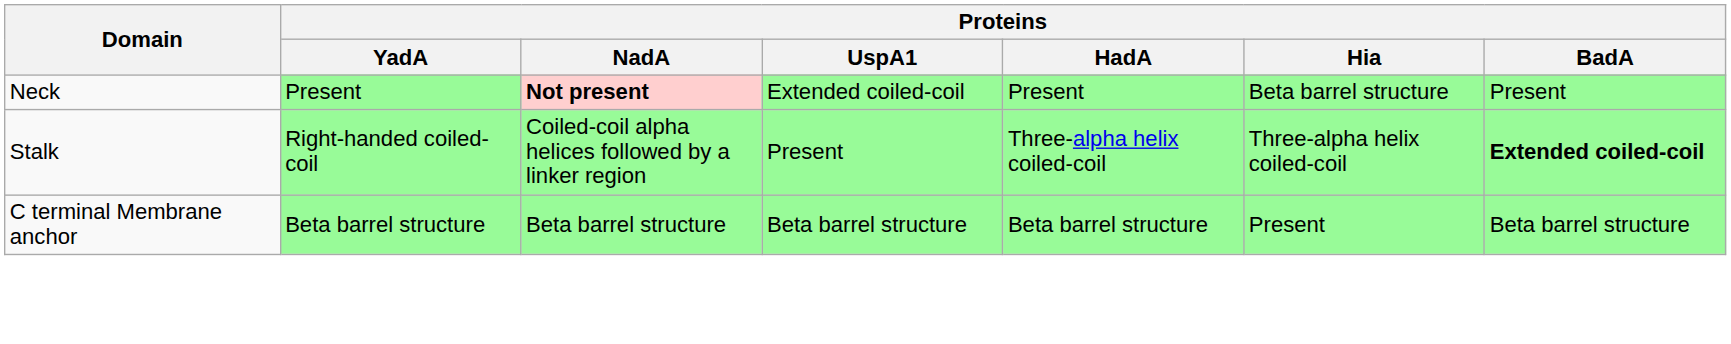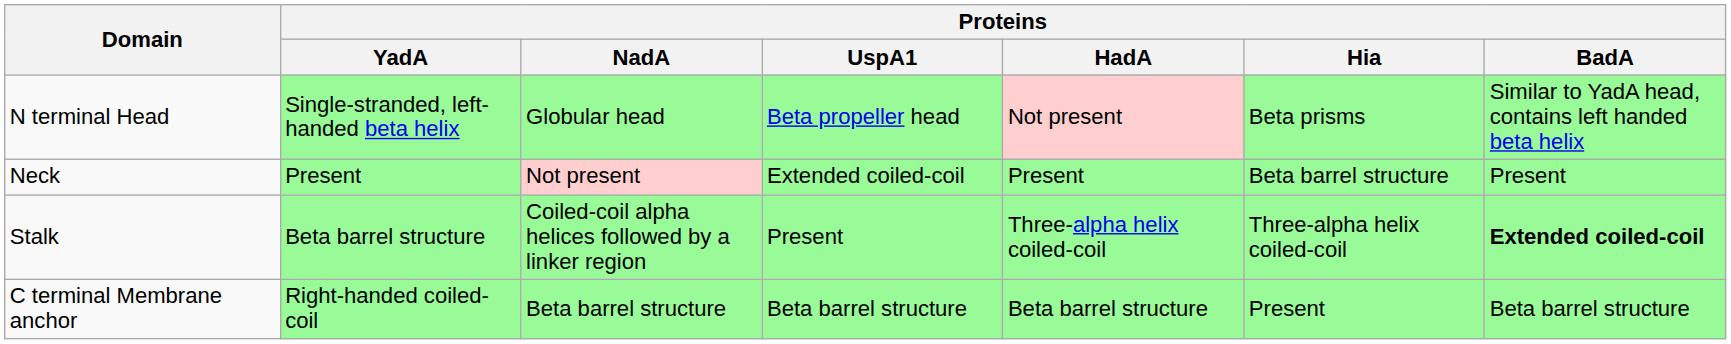+ row: (90, 116)
(587, 92) bold -> (583, 176) normal
(387, 151) Right-handed coiled-coil -> (385, 236) Beta barrel structure
(385, 224) Beta barrel structure -> (387, 308) Right-handed coiled-coil
